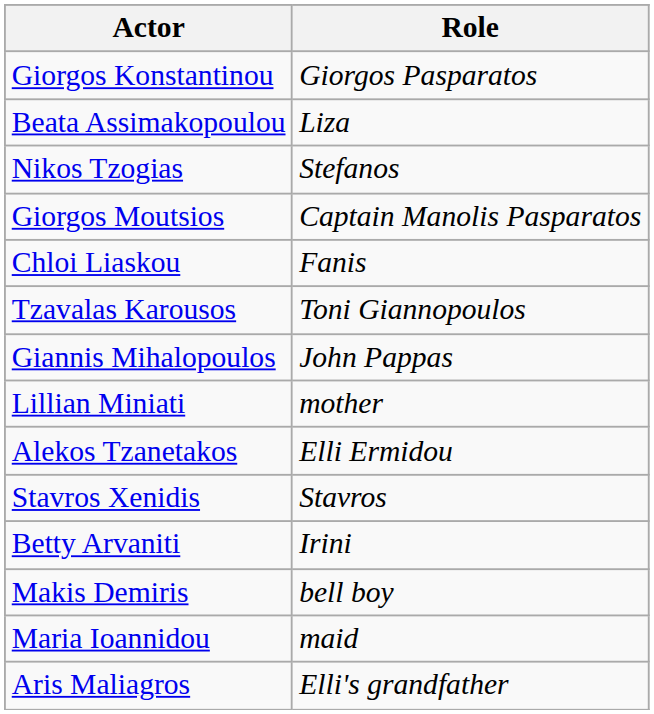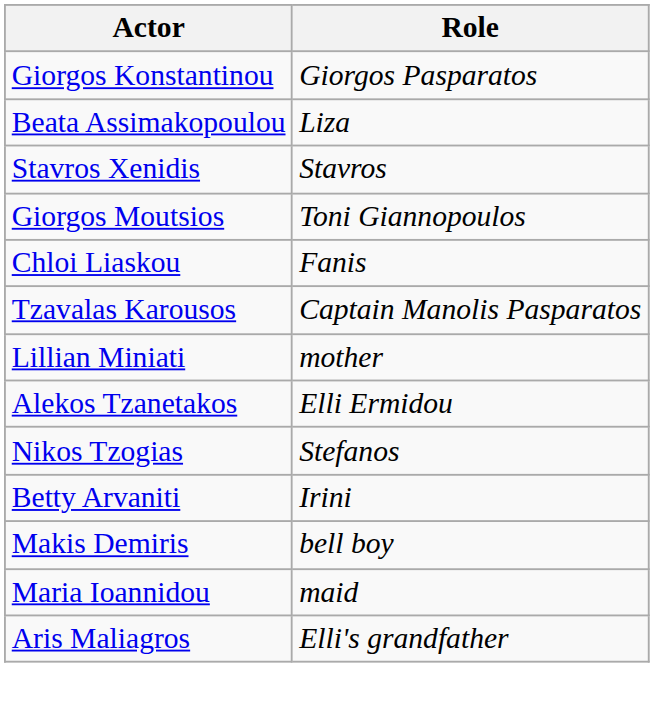rows swapped: (97, 168) <-> (106, 497)
(470, 215) Captain Manolis Pasparatos -> (413, 215) Toni Giannopoulos
(413, 309) Toni Giannopoulos -> (470, 309) Captain Manolis Pasparatos
- row: (144, 356)
